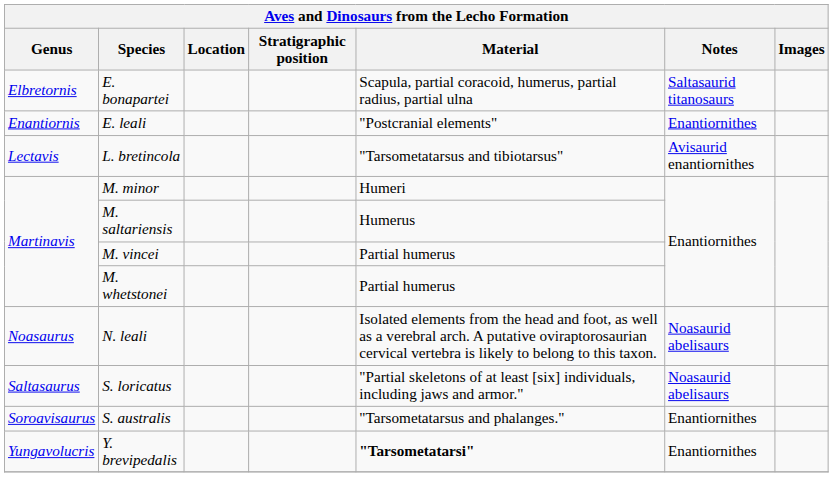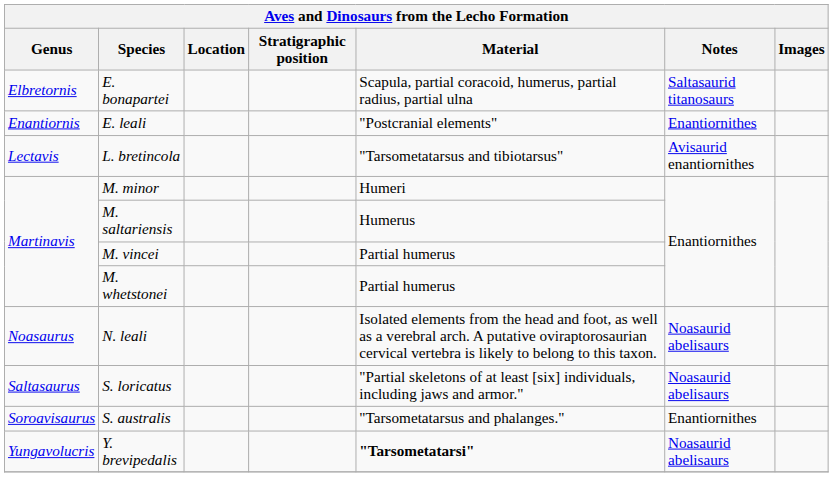(712, 451) Enantiornithes -> (699, 451) Noasaurid abelisaurs
